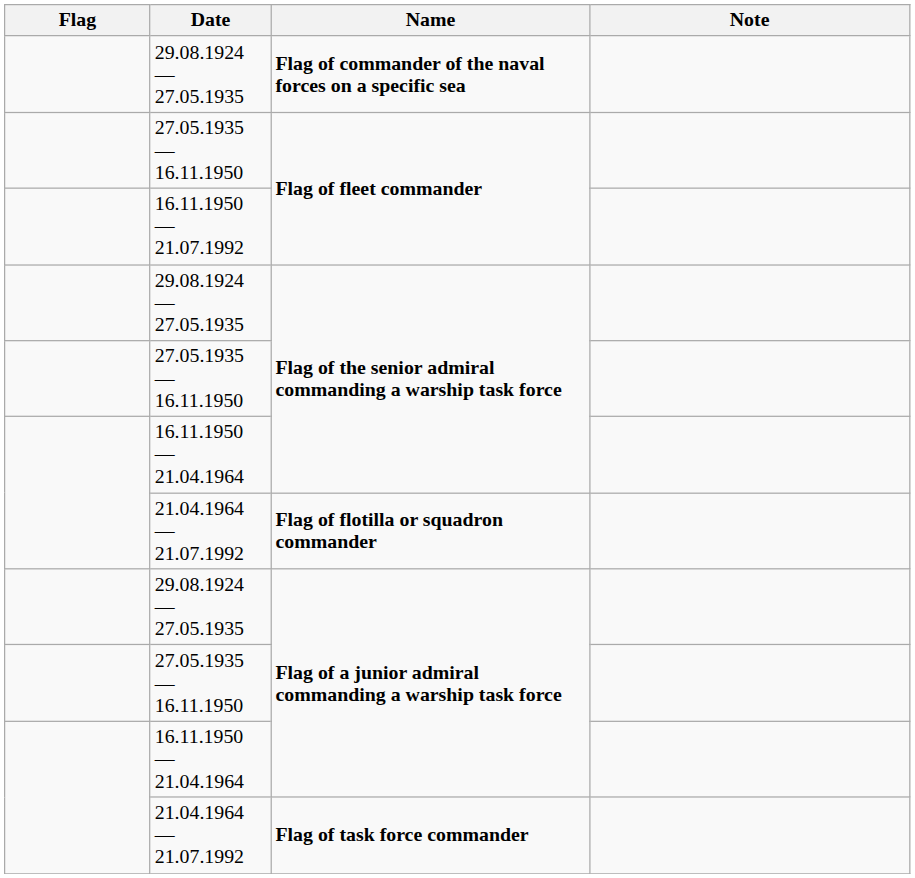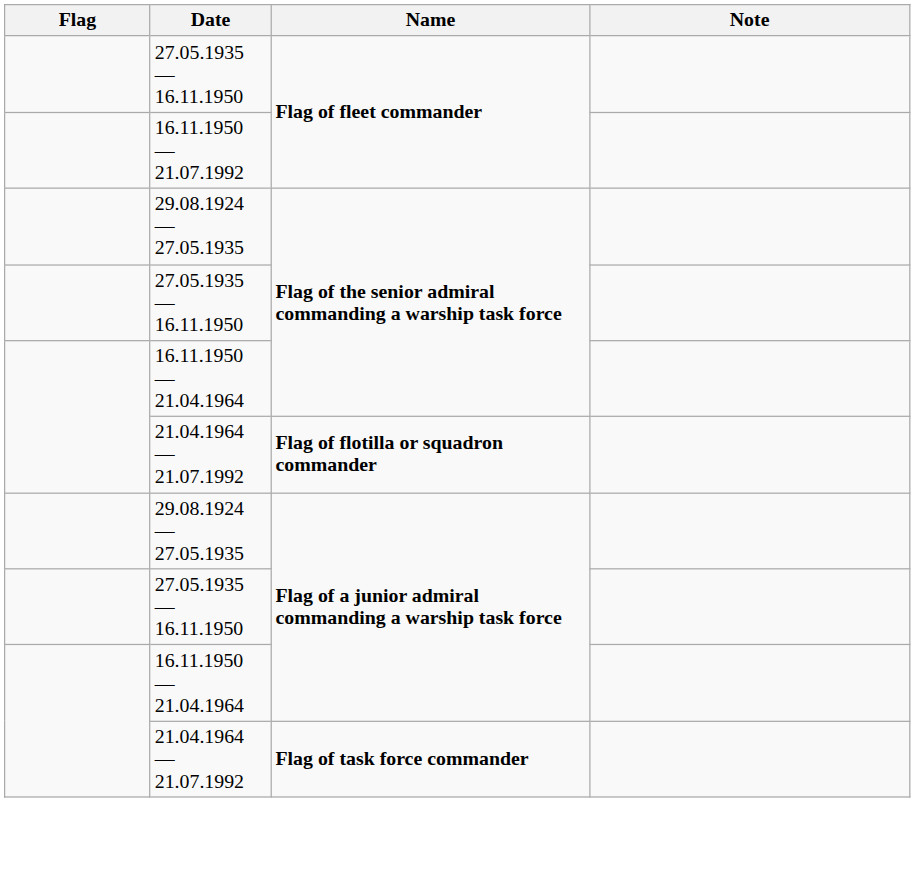- row: (199, 74)
